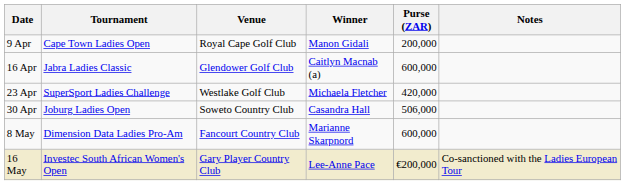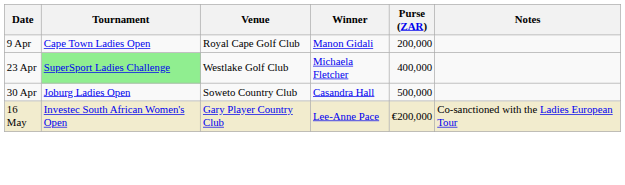- row: (22, 68)
(107, 92) no background -> (107, 68) lightgreen background
(419, 92) 420,000 -> (415, 68) 400,000
(419, 110) 506,000 -> (415, 92) 500,000
- row: (21, 134)
